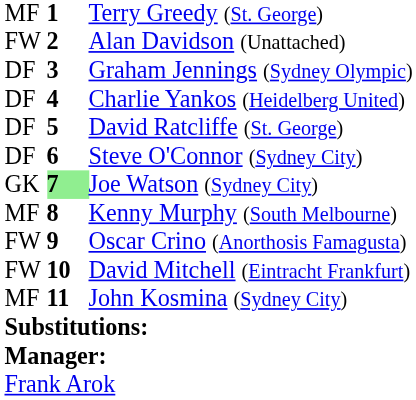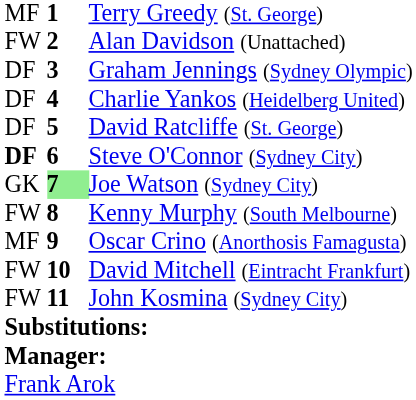(20, 155) normal -> (21, 155) bold
(22, 212) MF -> (23, 212) FW
(23, 241) FW -> (22, 241) MF
(22, 298) MF -> (23, 298) FW
